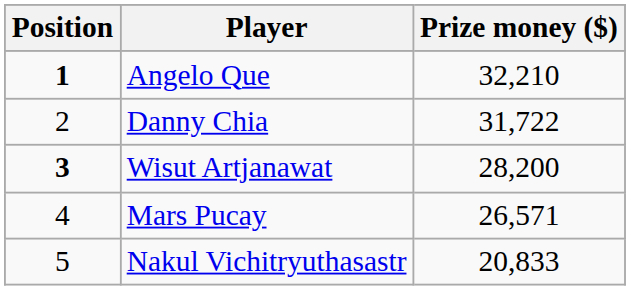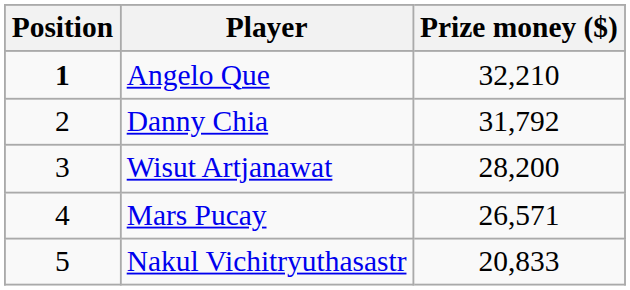(519, 121) 31,722 -> (519, 121) 31,792
(62, 167) bold -> (62, 167) normal
